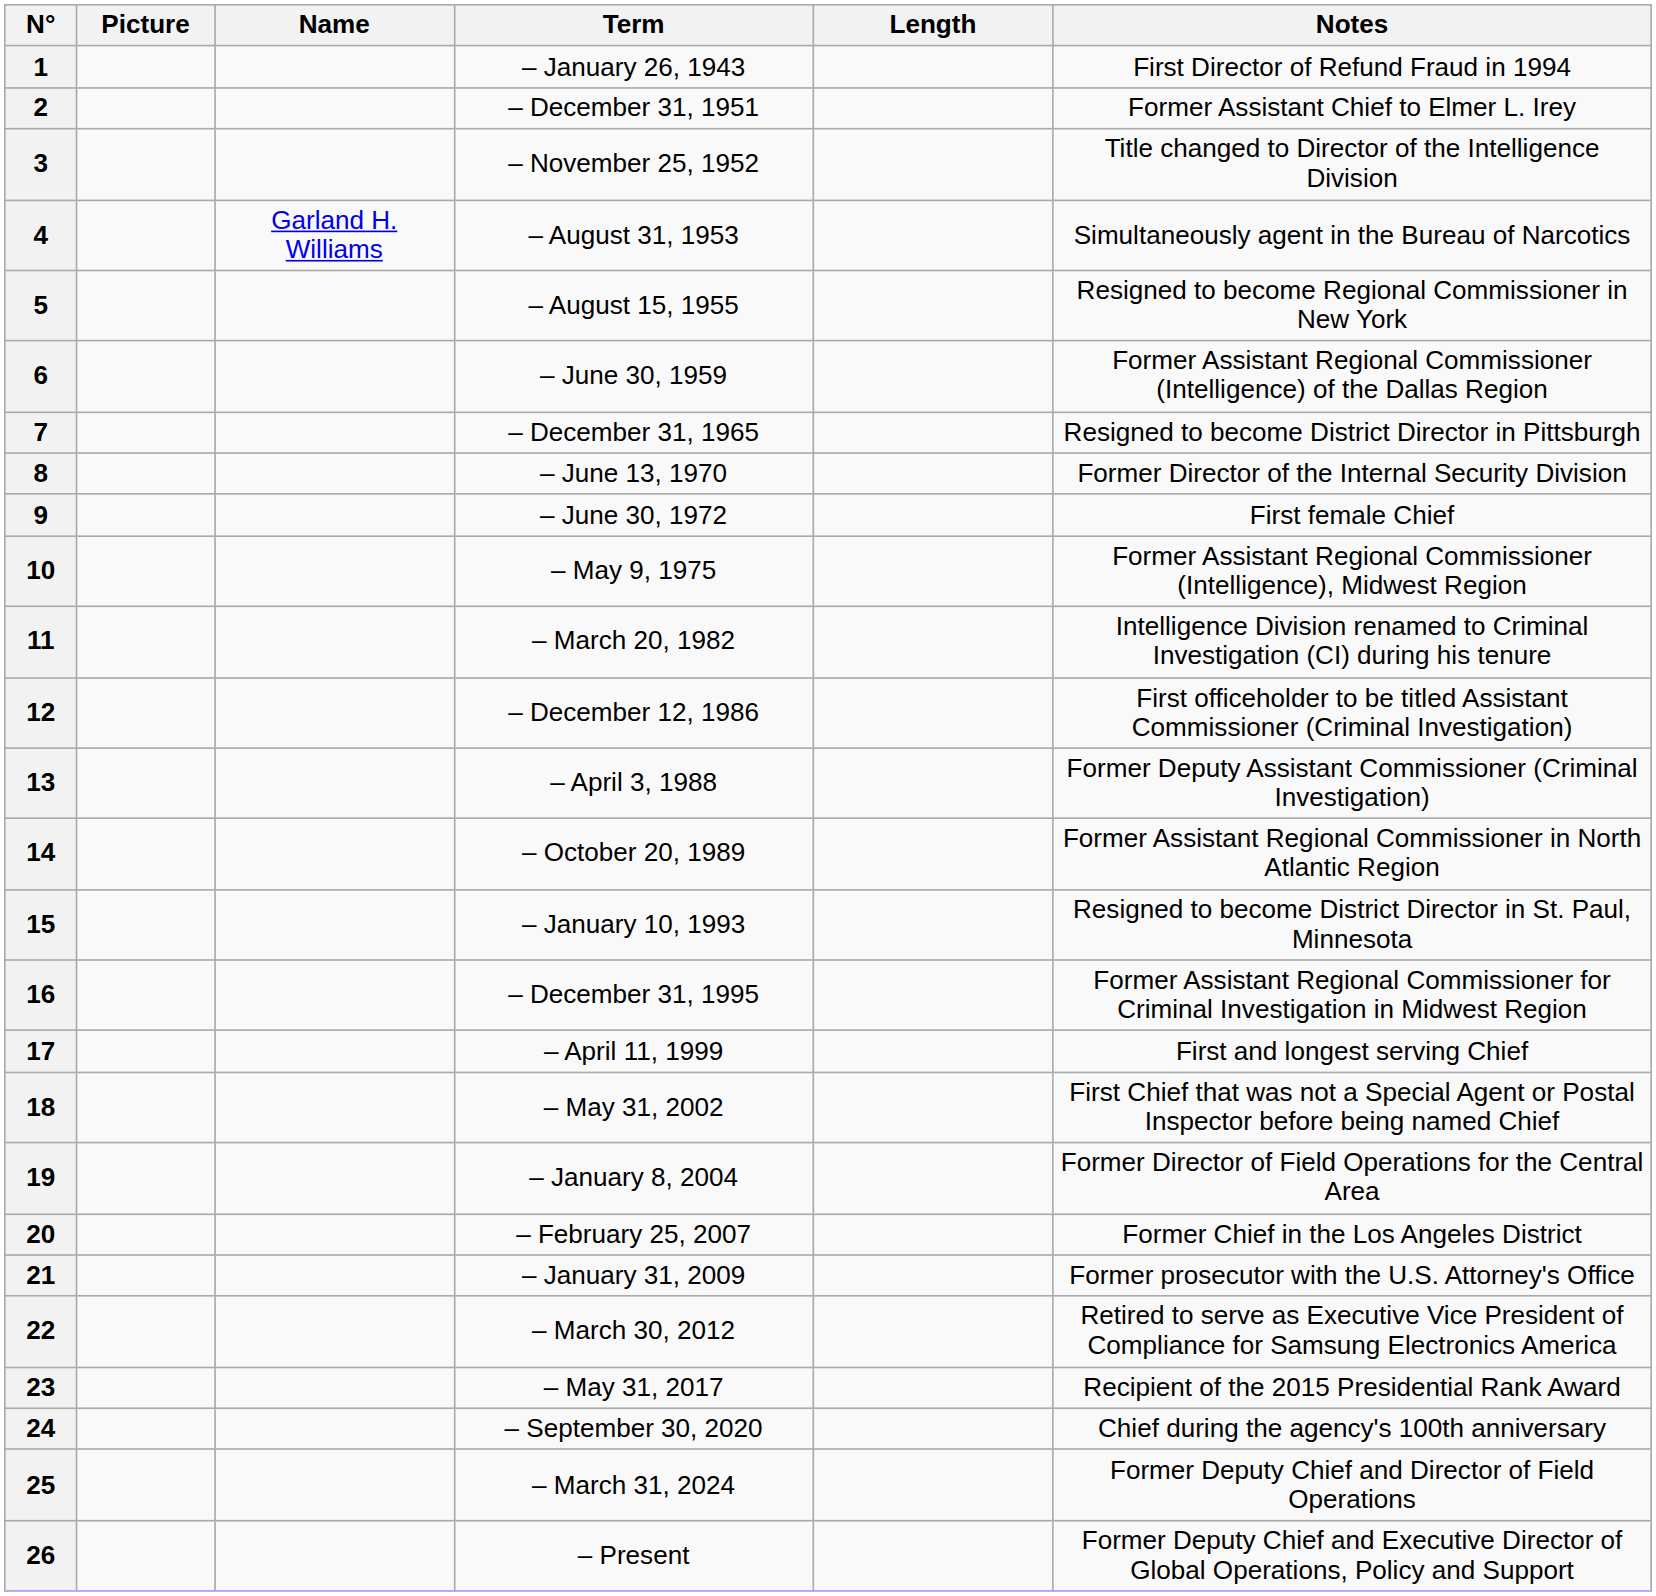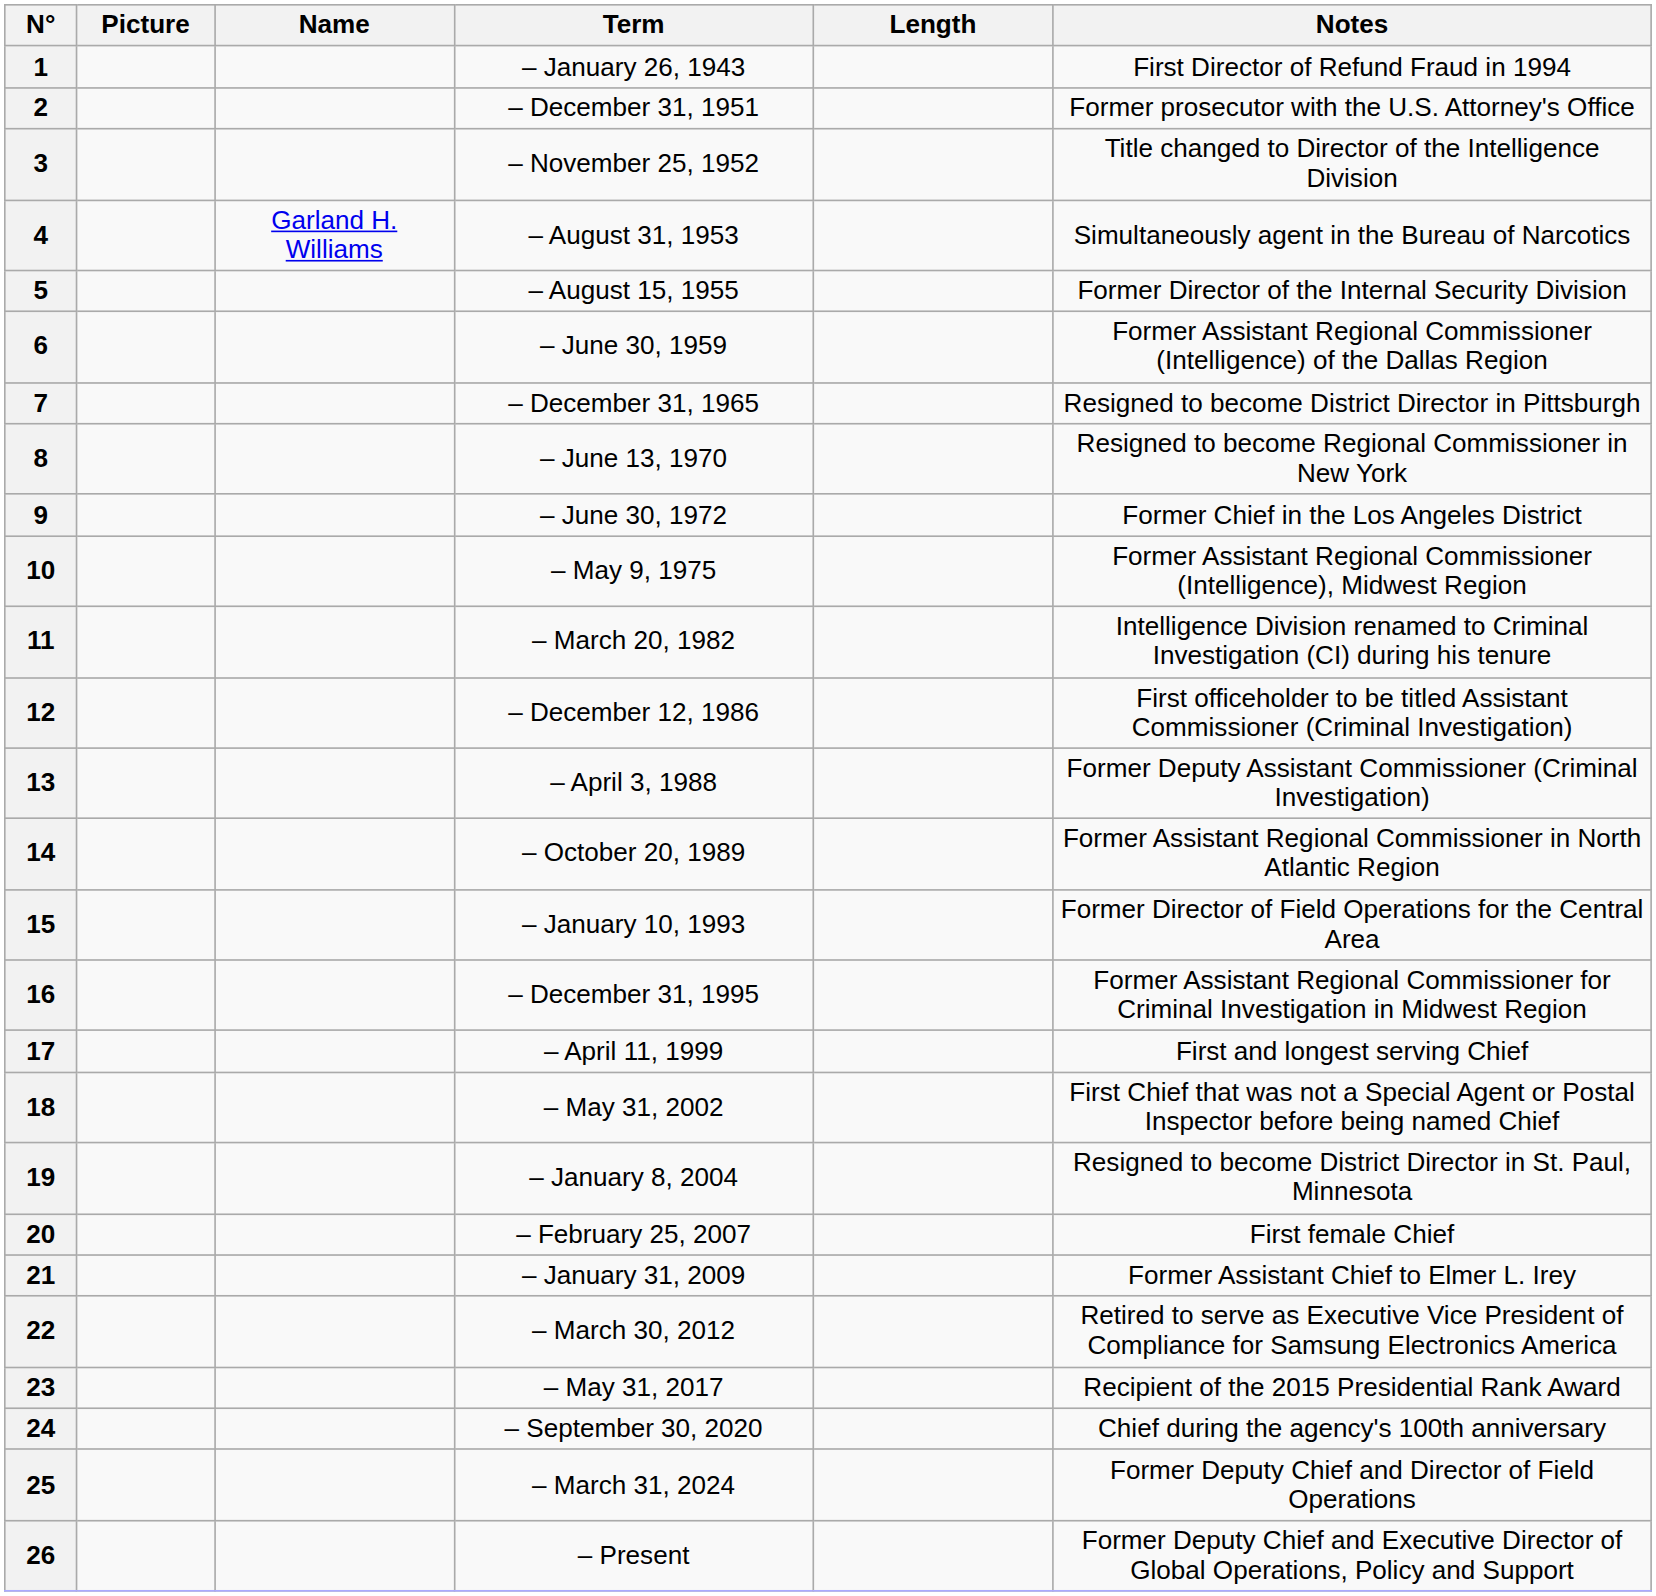(1352, 107) Former Assistant Chief to Elmer L. Irey -> (1352, 107) Former prosecutor with the U.S. Attorney's Office
(1352, 305) Resigned to become Regional Commissioner in New York -> (1352, 290) Former Director of the Internal Security Division
(1352, 473) Former Director of the Internal Security Division -> (1352, 458) Resigned to become Regional Commissioner in New York
(1352, 514) First female Chief -> (1352, 514) Former Chief in the Los Angeles District
(1352, 924) Resigned to become District Director in St. Paul, Minnesota -> (1352, 924) Former Director of Field Operations for the Central Area
(1352, 1177) Former Director of Field Operations for the Central Area -> (1352, 1177) Resigned to become District Director in St. Paul, Minnesota
(1352, 1233) Former Chief in the Los Angeles District -> (1352, 1233) First female Chief
(1352, 1275) Former prosecutor with the U.S. Attorney's Office -> (1352, 1275) Former Assistant Chief to Elmer L. Irey
